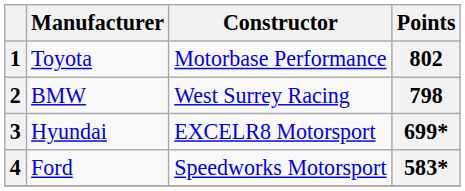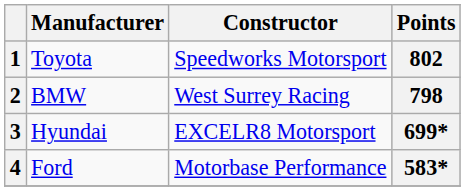(280, 59) Motorbase Performance -> (280, 59) Speedworks Motorsport
(280, 168) Speedworks Motorsport -> (280, 168) Motorbase Performance
